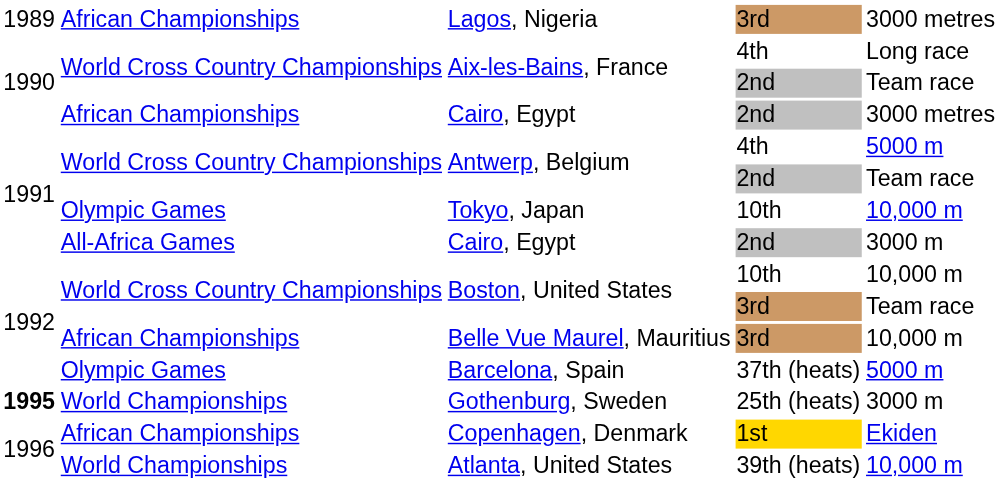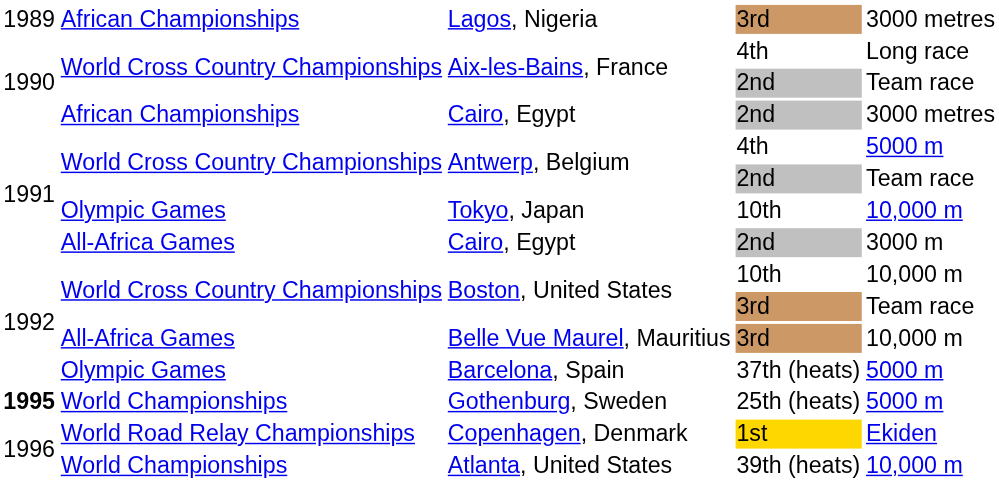(180, 338) African Championships -> (148, 338) All-Africa Games
(905, 401) 3000 m -> (905, 401) 5000 m
(180, 433) African Championships -> (238, 433) World Road Relay Championships
